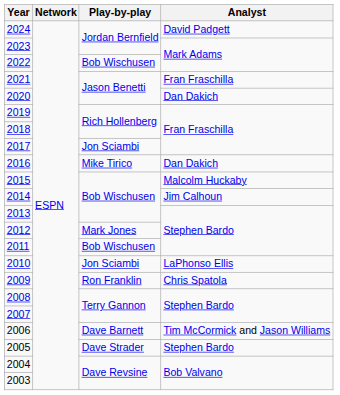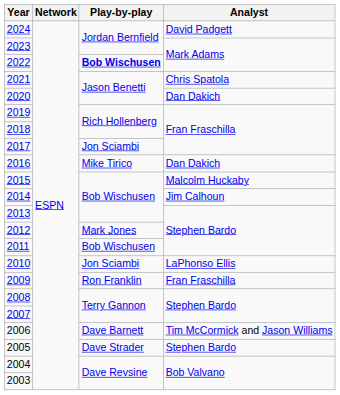(118, 63) normal -> (121, 63) bold
(198, 79) Fran Fraschilla -> (197, 79) Chris Spatola
(195, 280) Chris Spatola -> (201, 280) Fran Fraschilla
